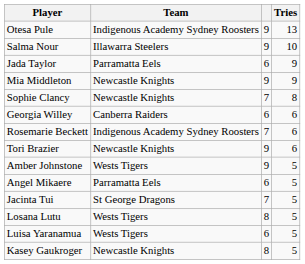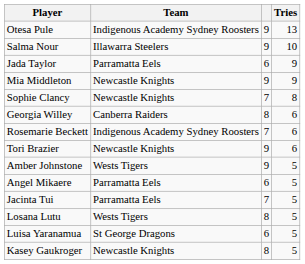(266, 115) 6 -> (266, 115) 8
(134, 200) St George Dragons -> (127, 200) Parramatta Eels
(120, 234) Wests Tigers -> (134, 234) St George Dragons
